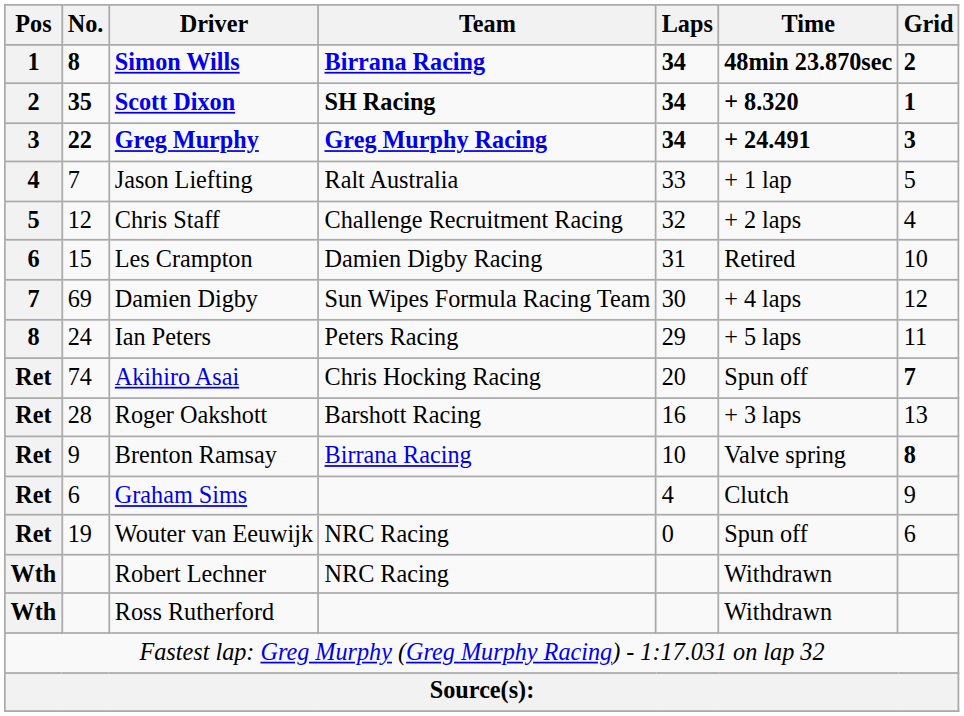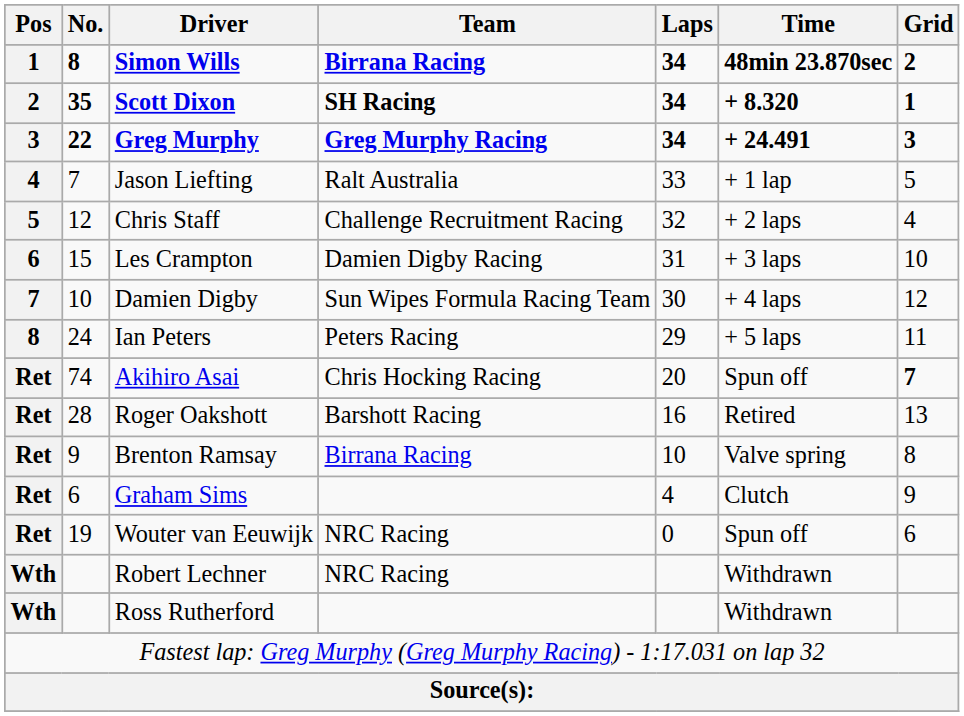(760, 259) Retired -> (763, 259) + 3 laps
(80, 298) 69 -> (80, 298) 10
(763, 416) + 3 laps -> (760, 416) Retired
(910, 455) bold -> (910, 455) normal
